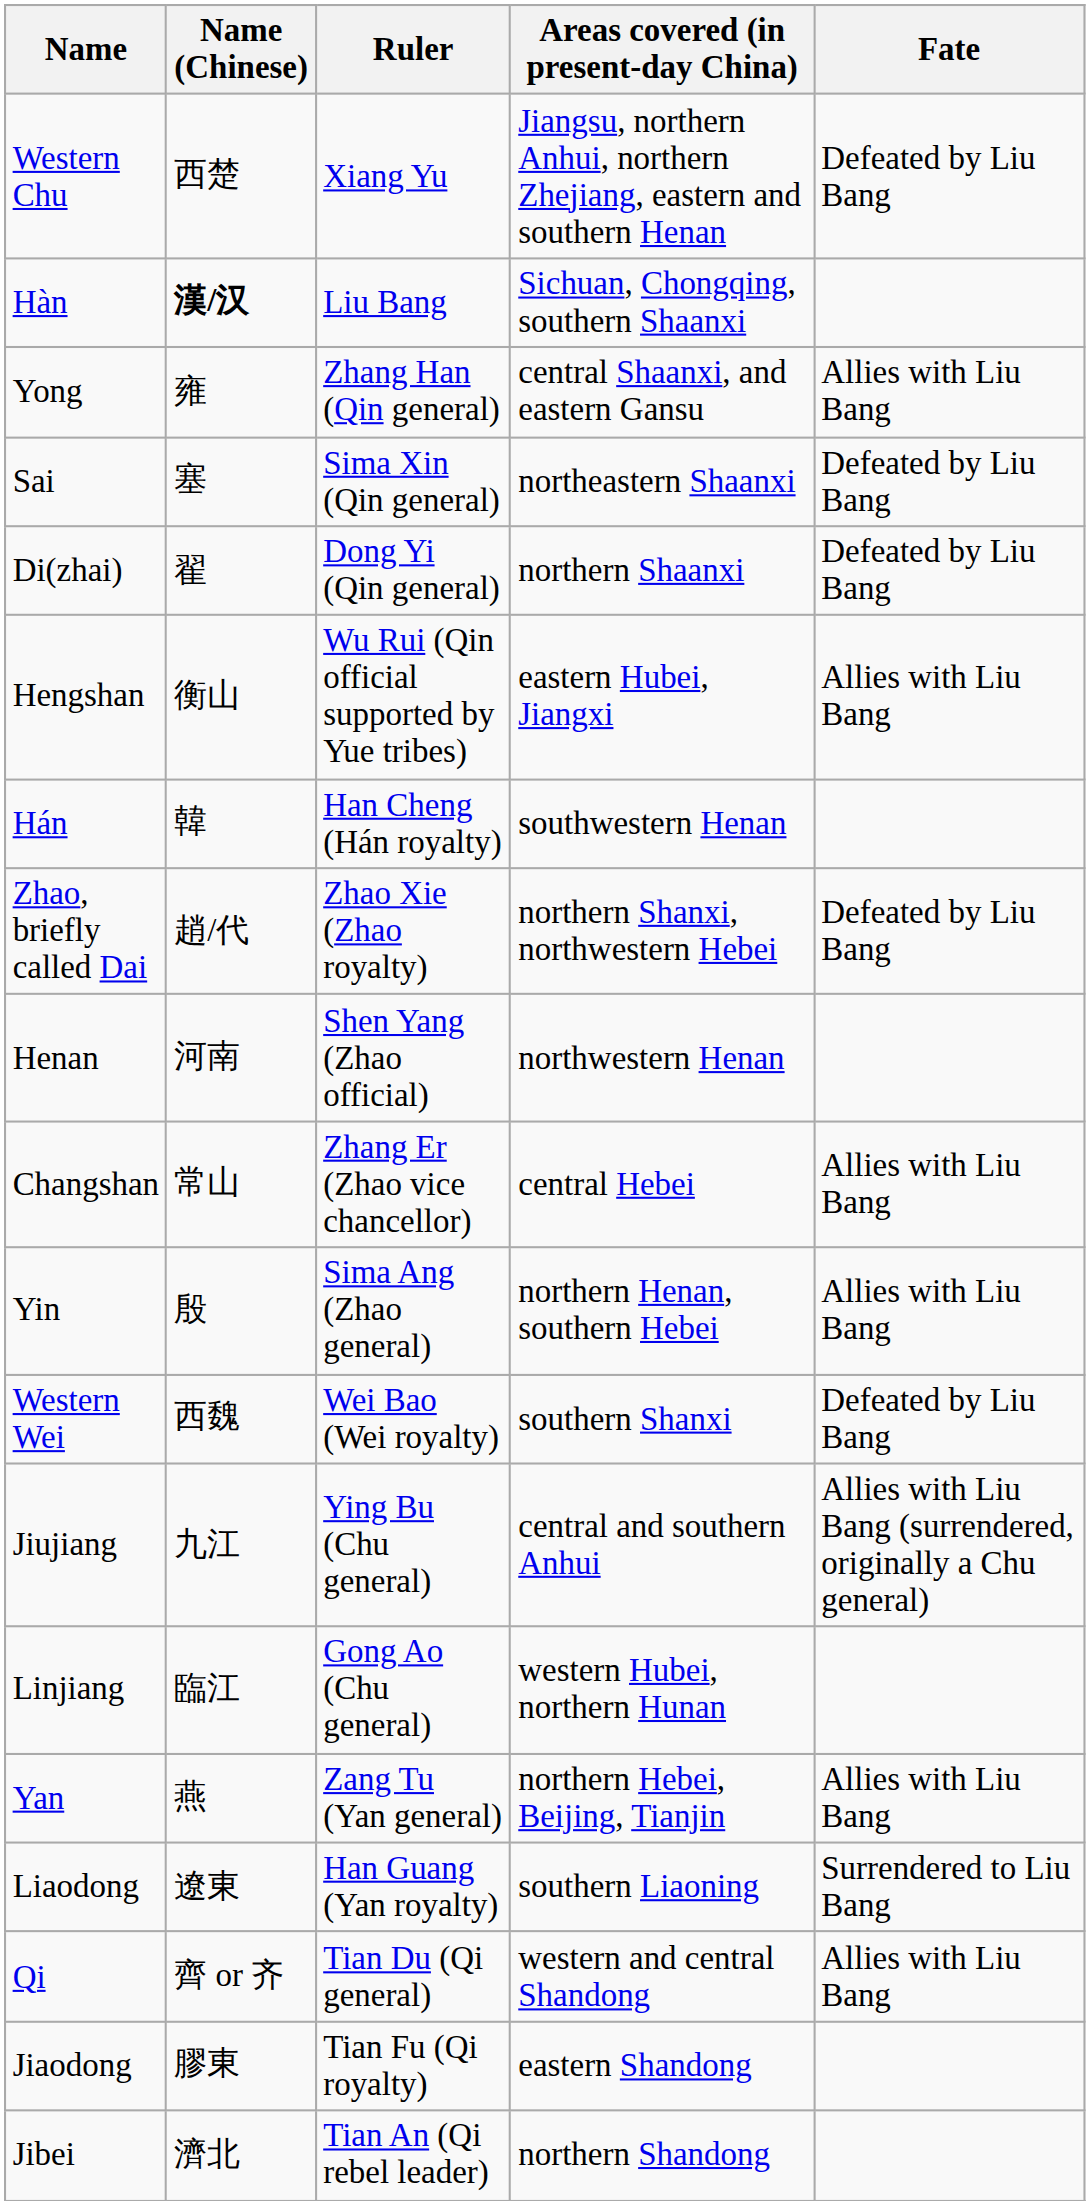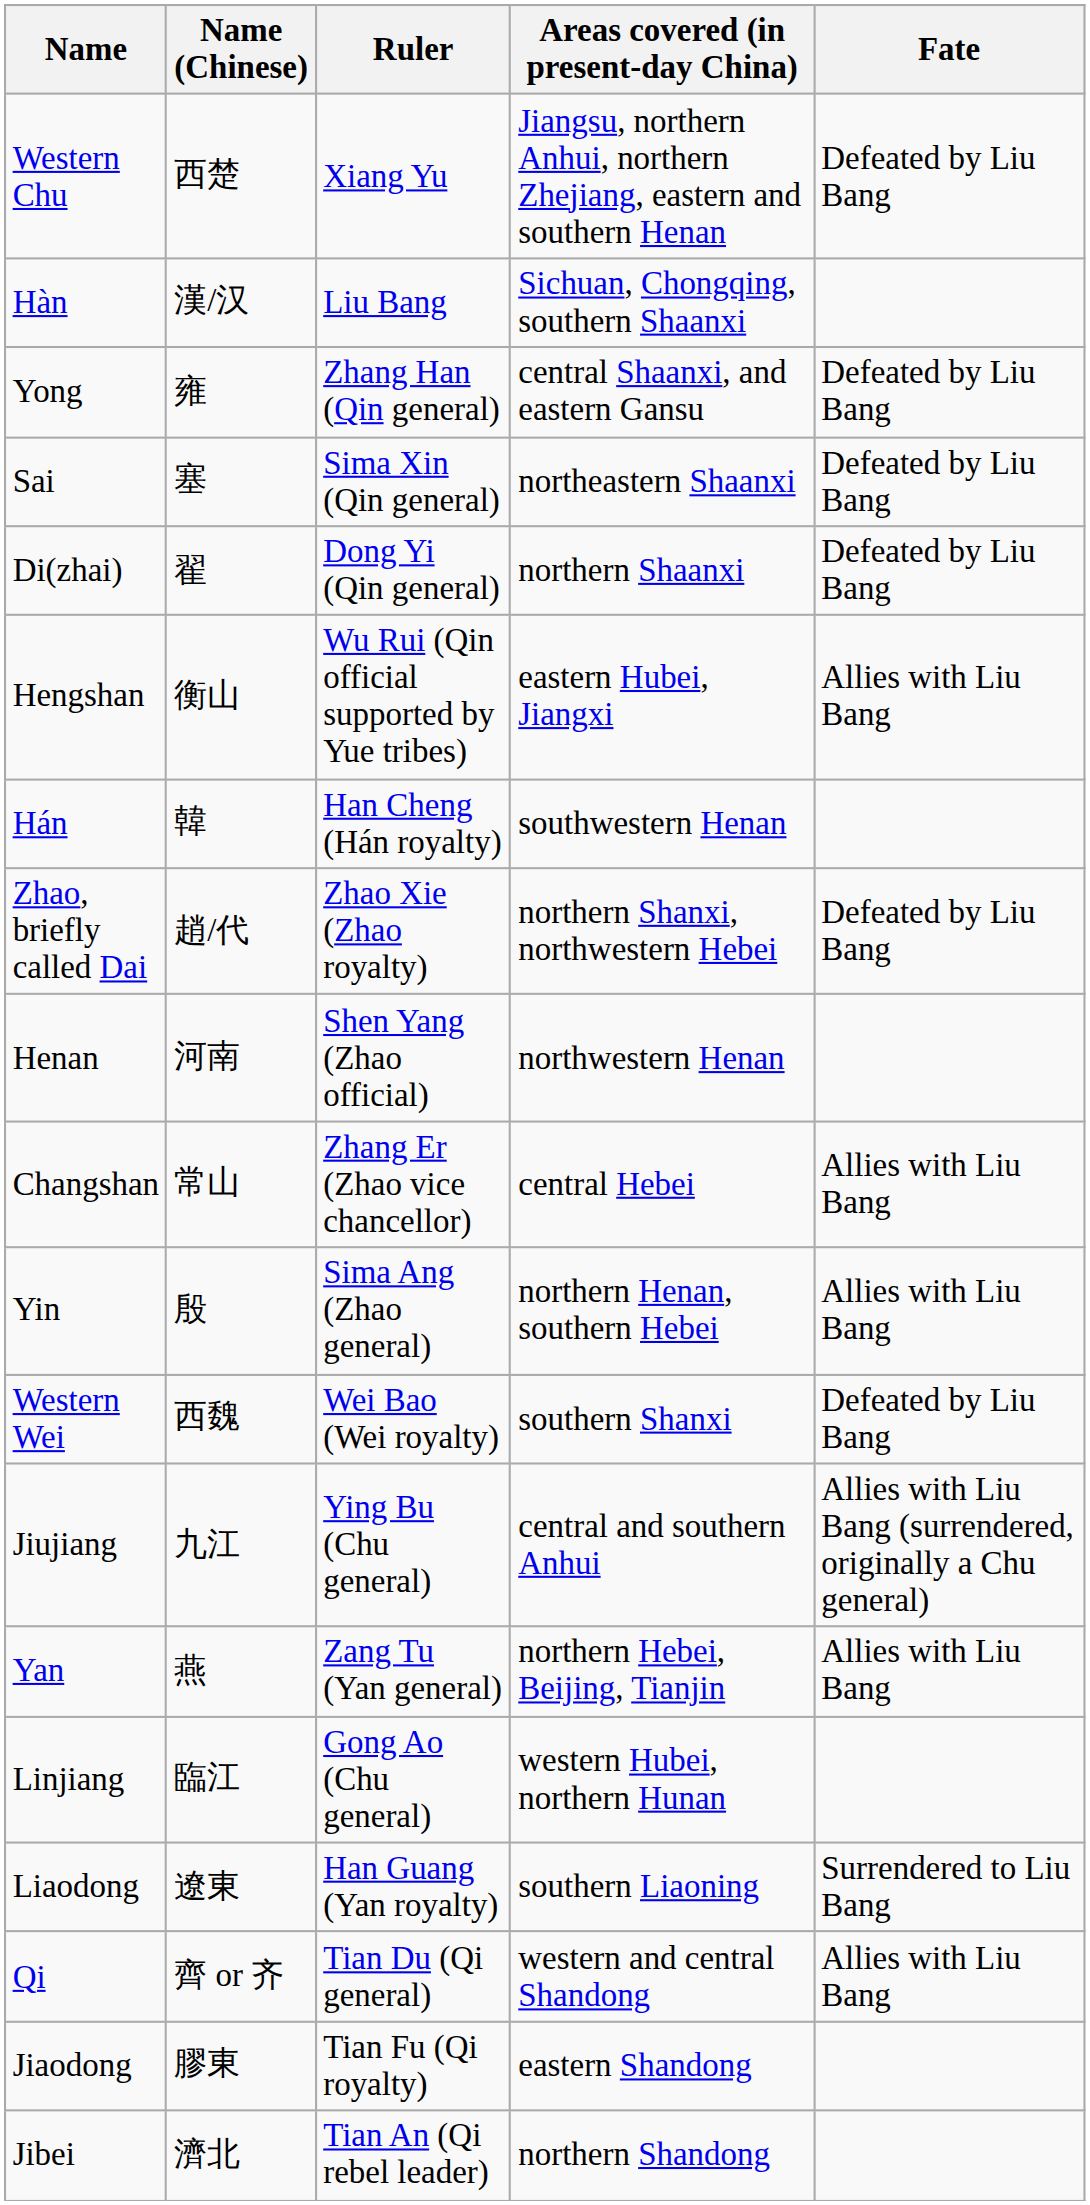(212, 301) bold -> (212, 301) normal
(921, 391) Allies with Liu Bang -> (928, 391) Defeated by Liu Bang
rows swapped: (68, 1689) <-> (38, 1797)
